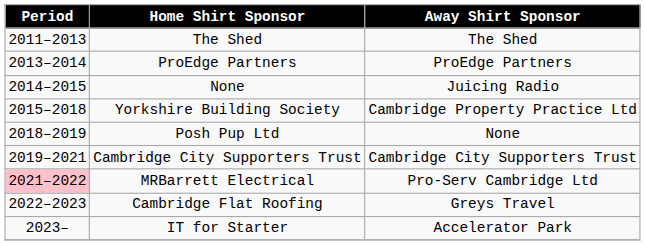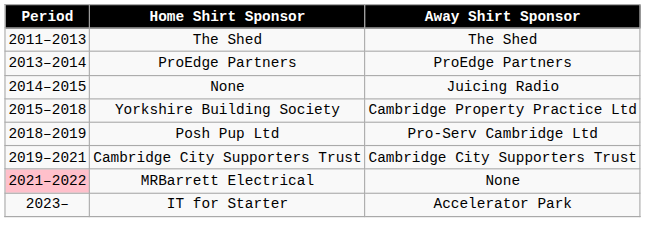(503, 134) None -> (503, 134) Pro-Serv Cambridge Ltd
(503, 181) Pro-Serv Cambridge Ltd -> (503, 181) None
- row: (227, 204)
